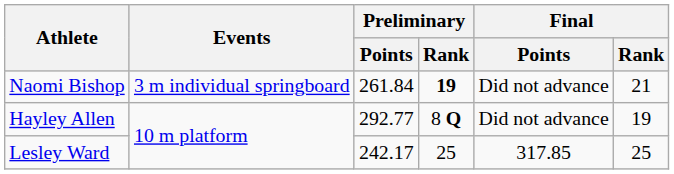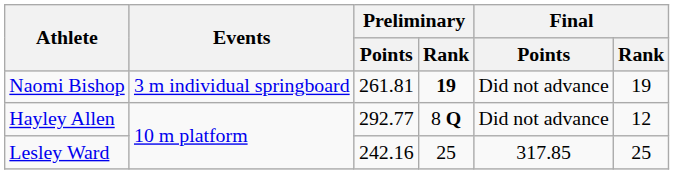(386, 86) 261.84 -> (386, 86) 261.81
(641, 86) 21 -> (641, 86) 19
(641, 119) 19 -> (641, 119) 12
(386, 152) 242.17 -> (386, 152) 242.16
